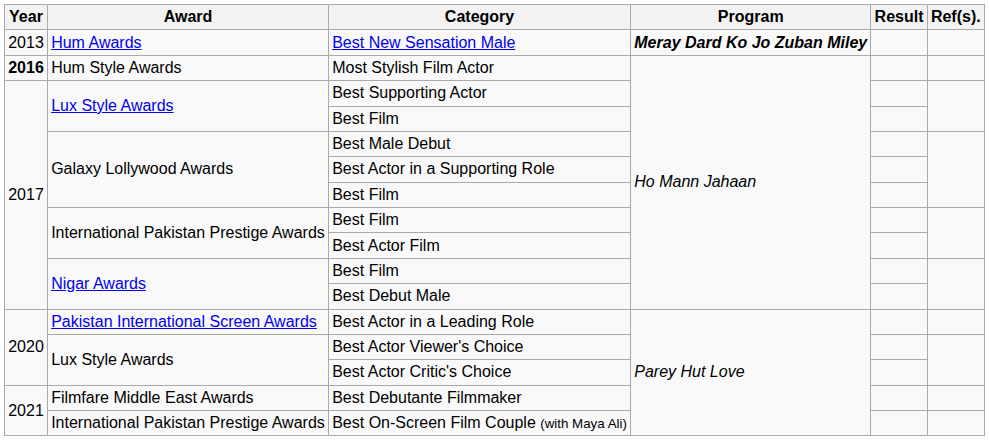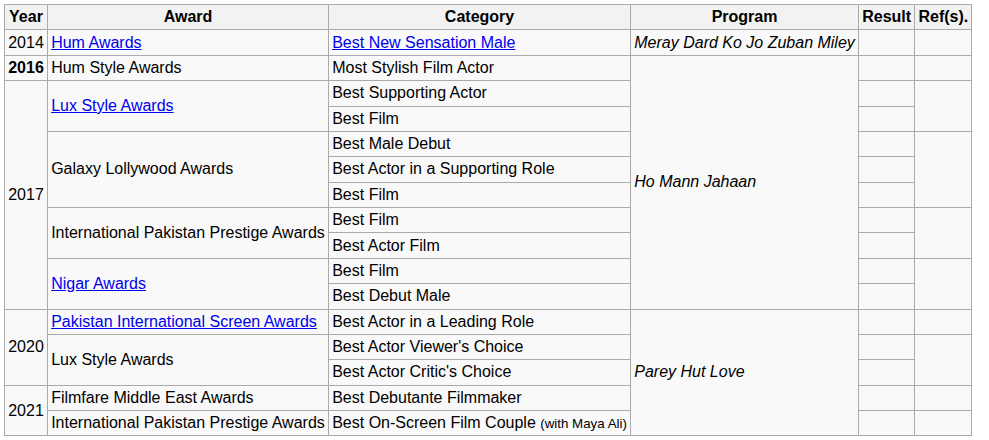(26, 42) 2013 -> (26, 42) 2014
(751, 42) bold -> (745, 42) normal
